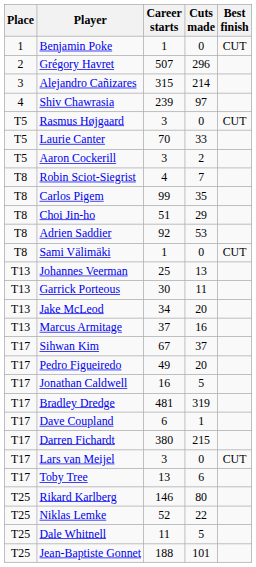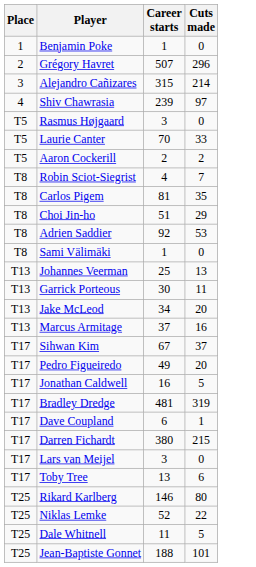- column: (235, 20)
(164, 158) 3 -> (164, 158) 2
(164, 196) 99 -> (164, 196) 81
